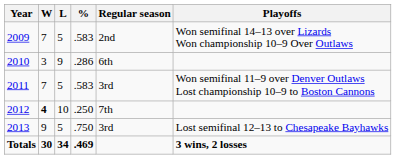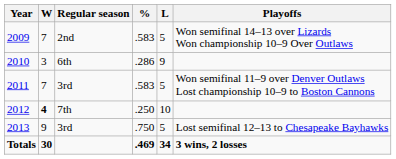columns swapped: (63, 13) <-> (135, 13)
